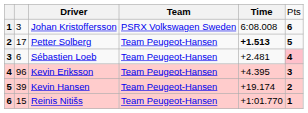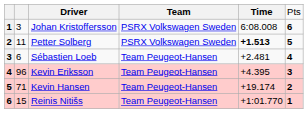(21, 42) 17 -> (21, 42) 11
(169, 42) Team Peugeot-Hansen -> (179, 42) PSRX Volkswagen Sweden
(290, 57) pink background -> (290, 57) no background
(21, 87) 39 -> (21, 87) 71
